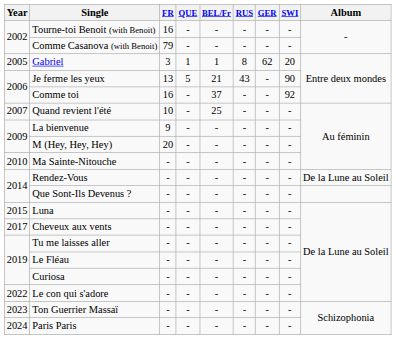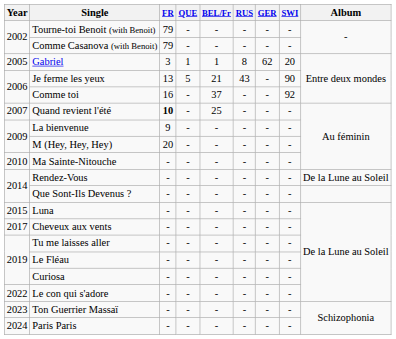(168, 29) 16 -> (168, 29) 79
(168, 111) normal -> (168, 111) bold
